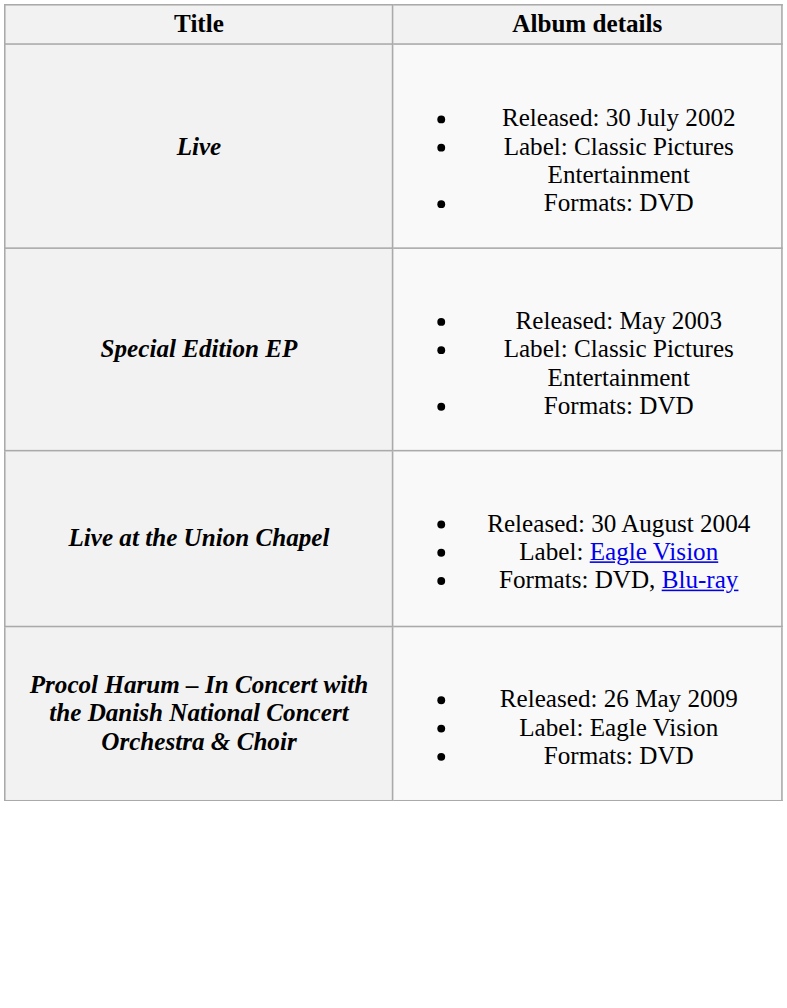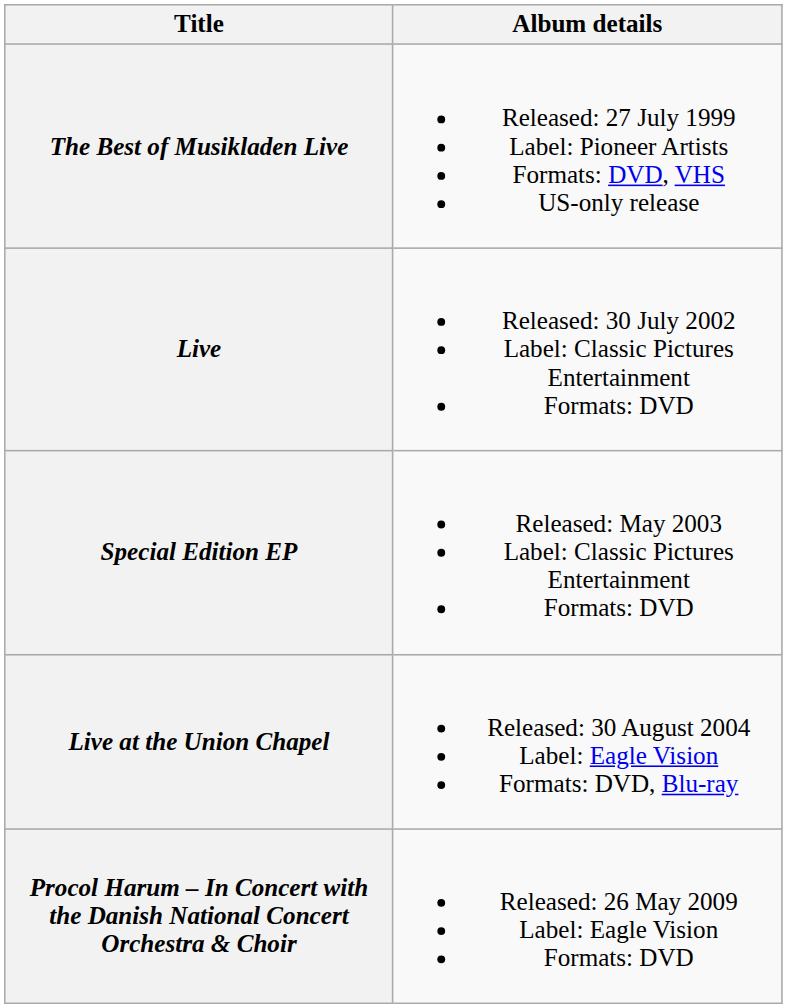+ row: (199, 145)
